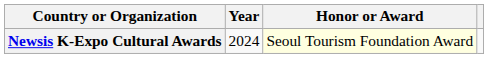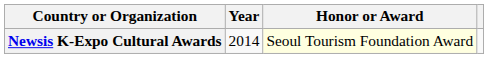(244, 41) 2024 -> (244, 41) 2014
